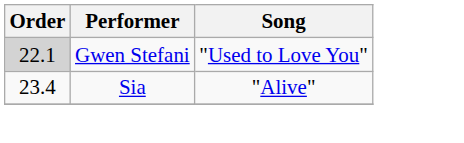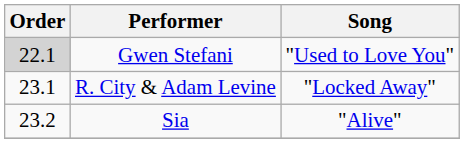+ row: (175, 87)
(37, 87) 23.4 -> (37, 120) 23.2
